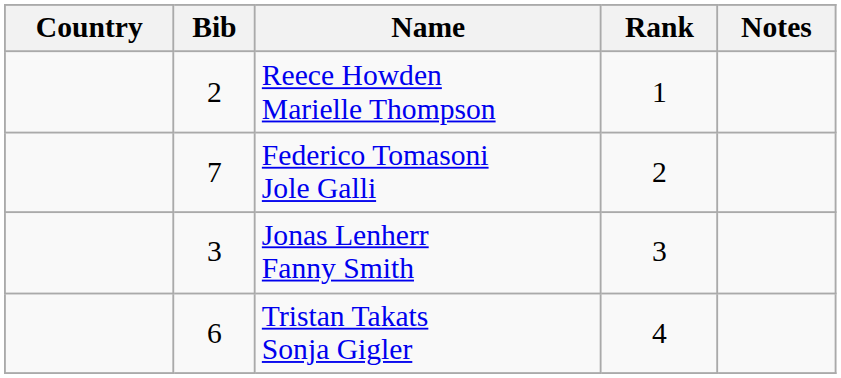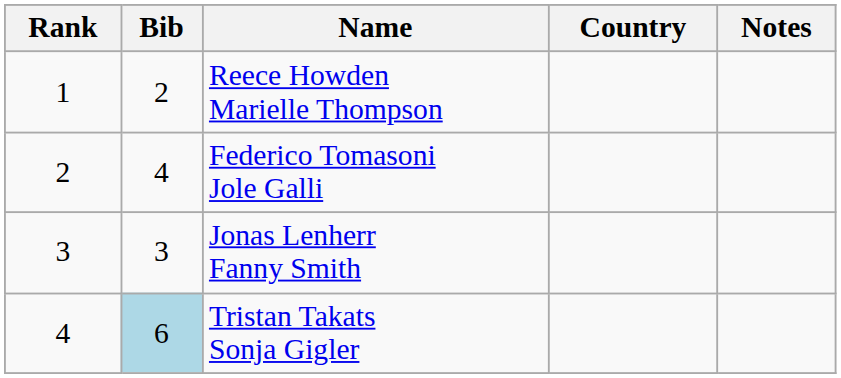columns swapped: (659, 27) <-> (89, 27)
(214, 171) 7 -> (161, 171) 4
(214, 332) no background -> (161, 332) lightblue background
